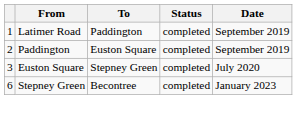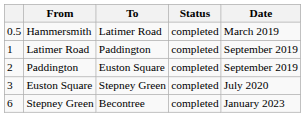+ row: (59, 31)
